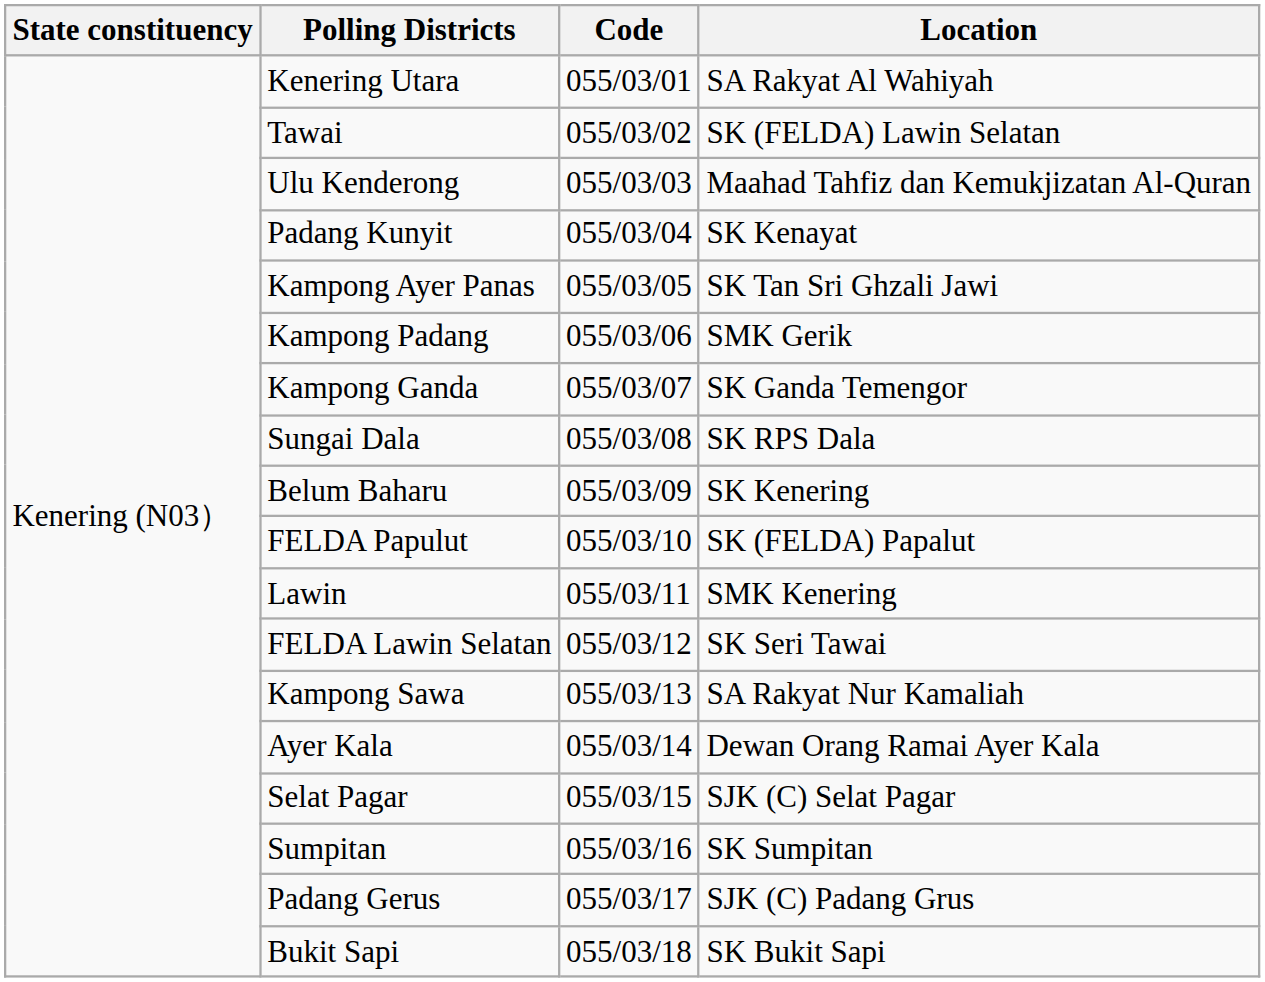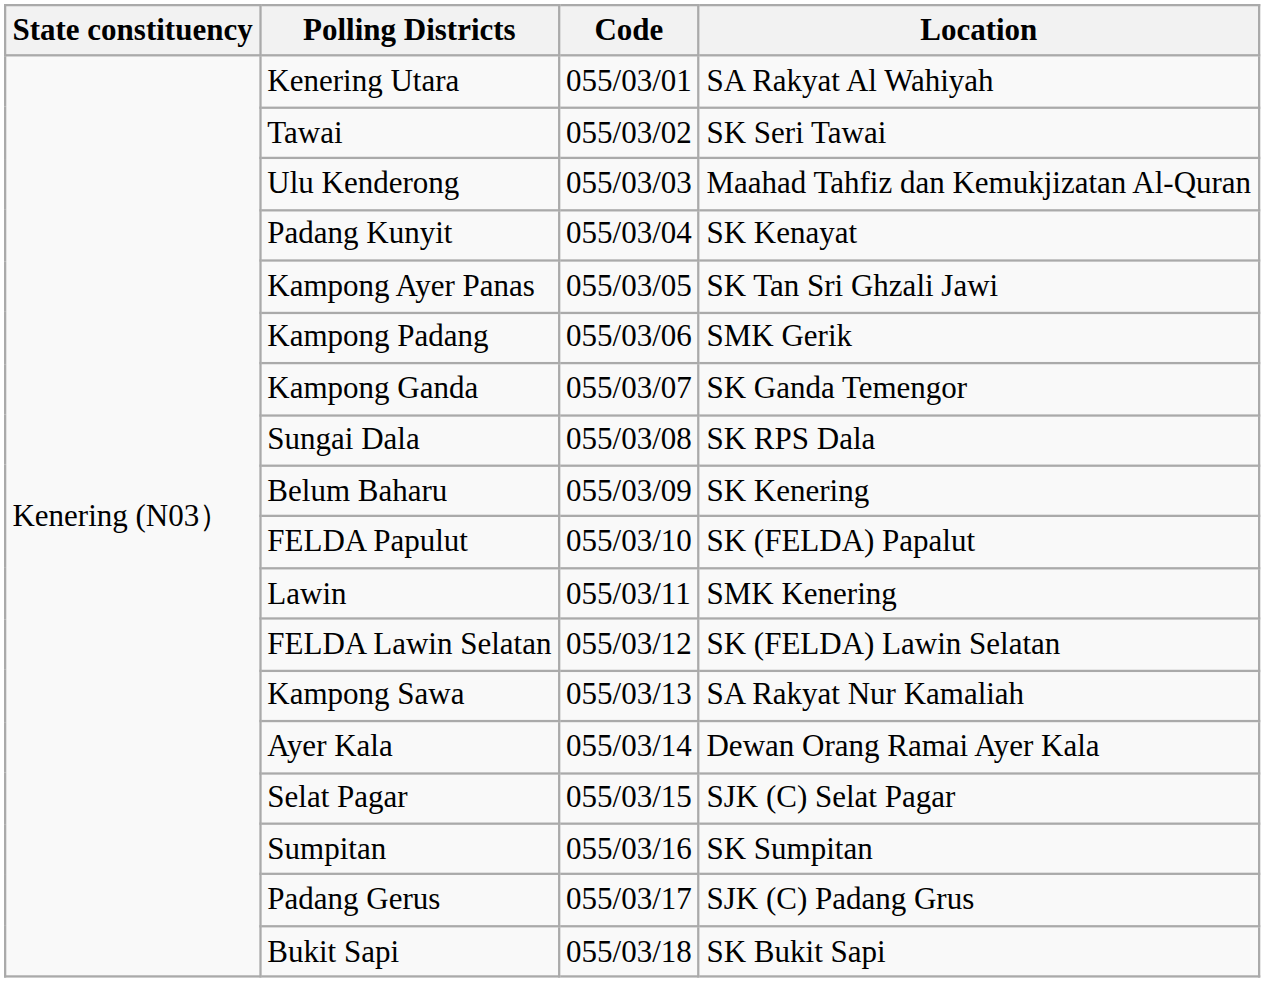(883, 131) SK (FELDA) Lawin Selatan -> (796, 131) SK Seri Tawai
(796, 643) SK Seri Tawai -> (883, 643) SK (FELDA) Lawin Selatan
